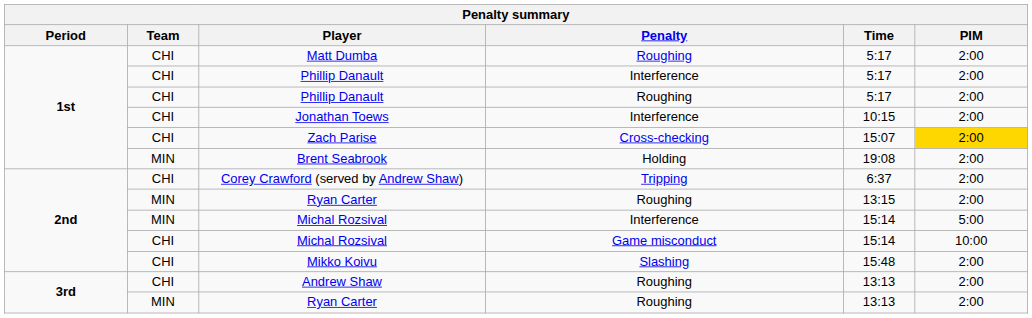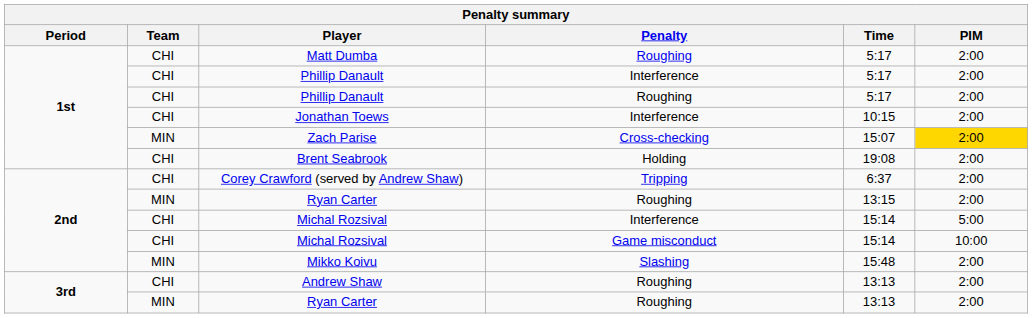(163, 138) CHI -> (163, 138) MIN
(163, 158) MIN -> (163, 158) CHI
(163, 220) MIN -> (163, 220) CHI
(163, 261) CHI -> (163, 261) MIN
